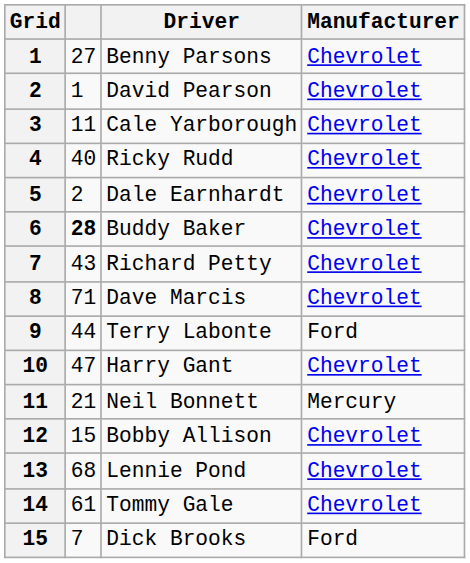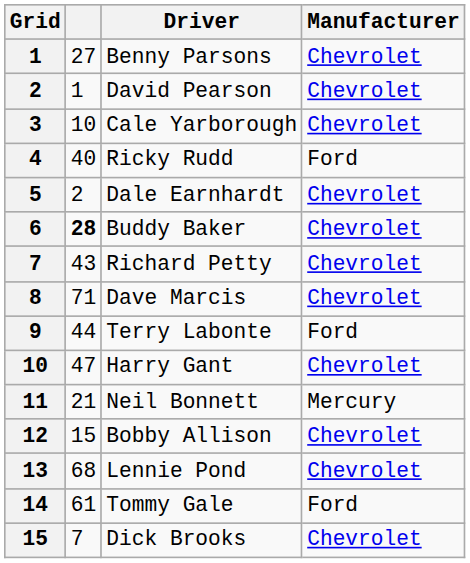(84, 126) 11 -> (84, 126) 10
(364, 160) Chevrolet -> (333, 160) Ford
(364, 506) Chevrolet -> (333, 506) Ford
(333, 540) Ford -> (364, 540) Chevrolet
